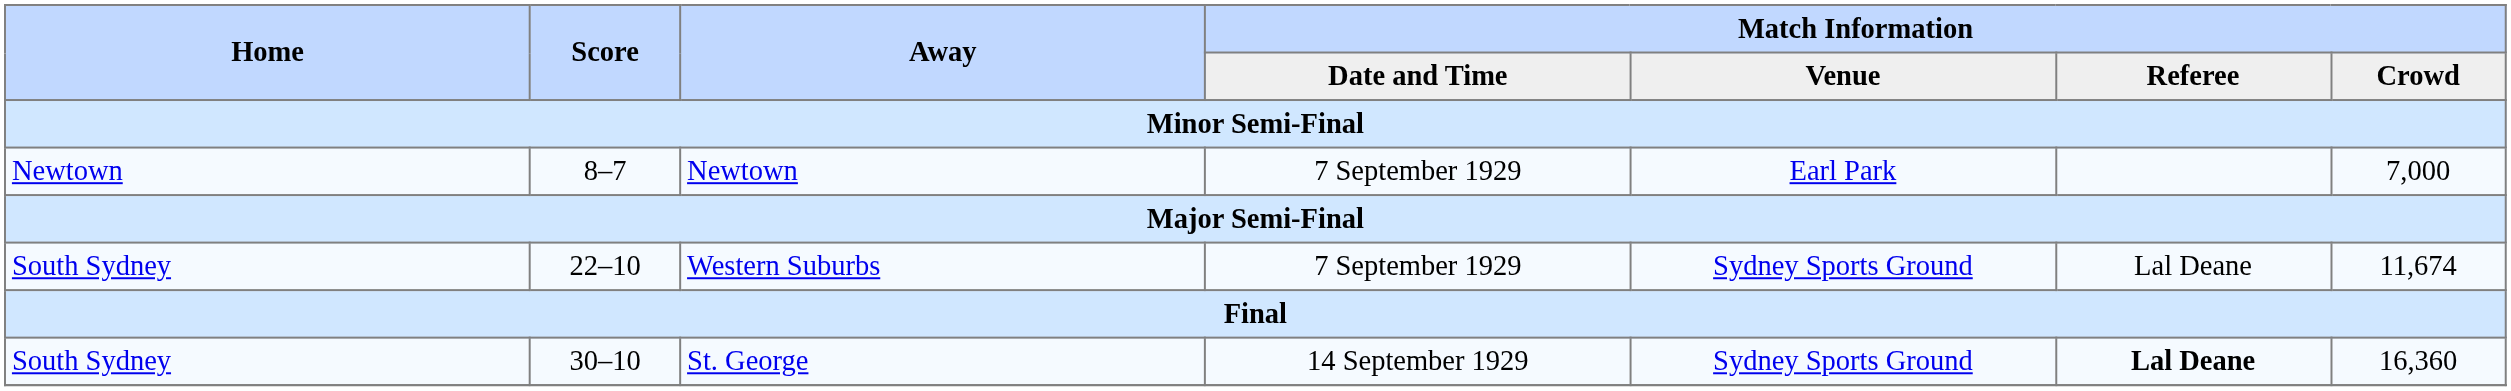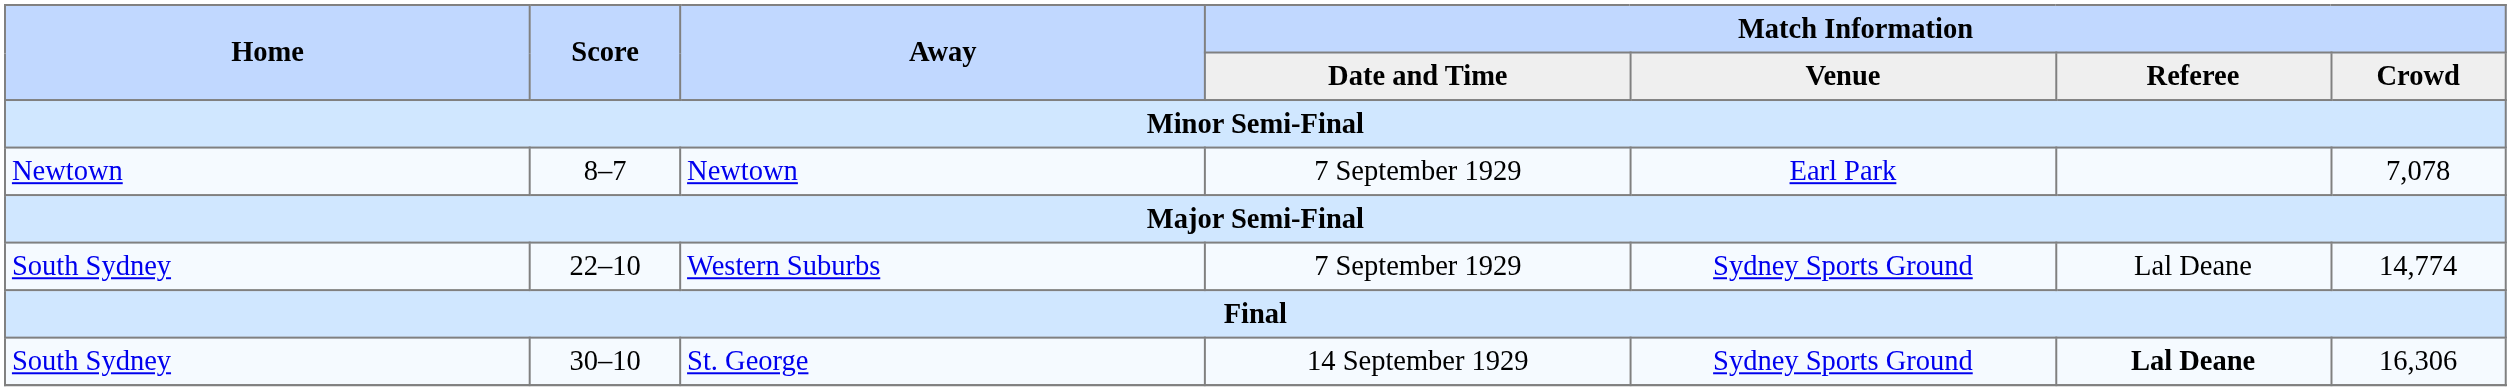(2418, 170) 7,000 -> (2418, 170) 7,078
(2418, 265) 11,674 -> (2418, 265) 14,774
(2418, 360) 16,360 -> (2418, 360) 16,306
